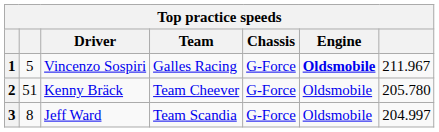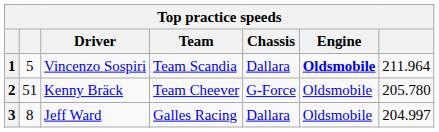(195, 66) Galles Racing -> (195, 66) Team Scandia
(271, 66) G-Force -> (268, 66) Dallara
(406, 66) 211.967 -> (406, 66) 211.964
(195, 115) Team Scandia -> (195, 115) Galles Racing
(271, 115) G-Force -> (268, 115) Dallara
